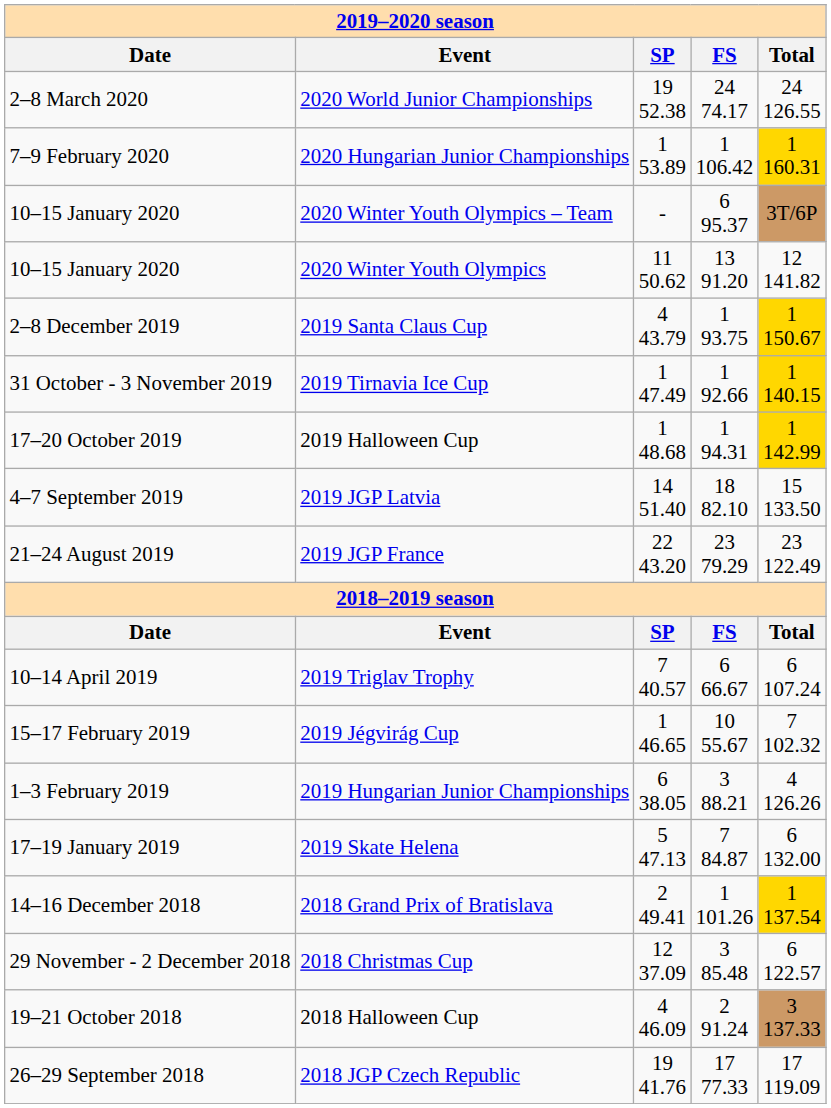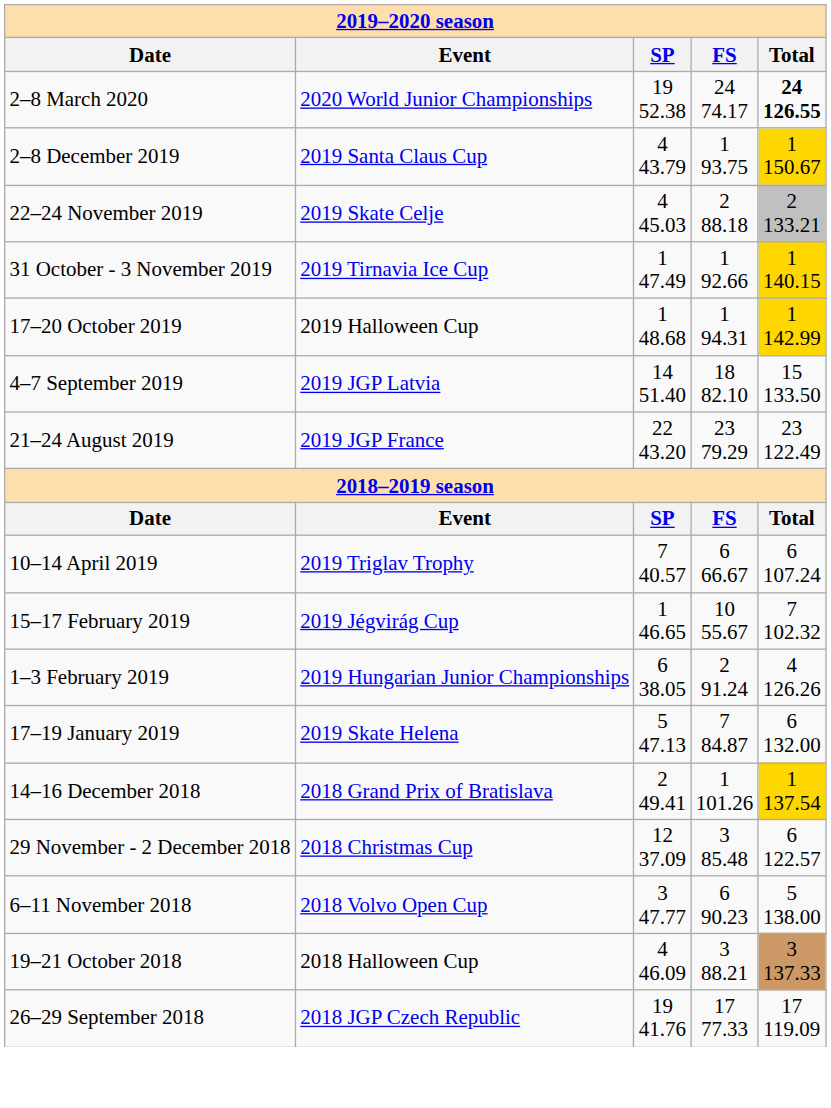(792, 99) normal -> (792, 99) bold
- row: (465, 156)
- row: (457, 213)
- row: (423, 269)
+ row: (372, 213)
(724, 790) 3 88.21 -> (724, 677) 2 91.24
+ row: (394, 904)
(724, 1018) 2 91.24 -> (724, 961) 3 88.21
